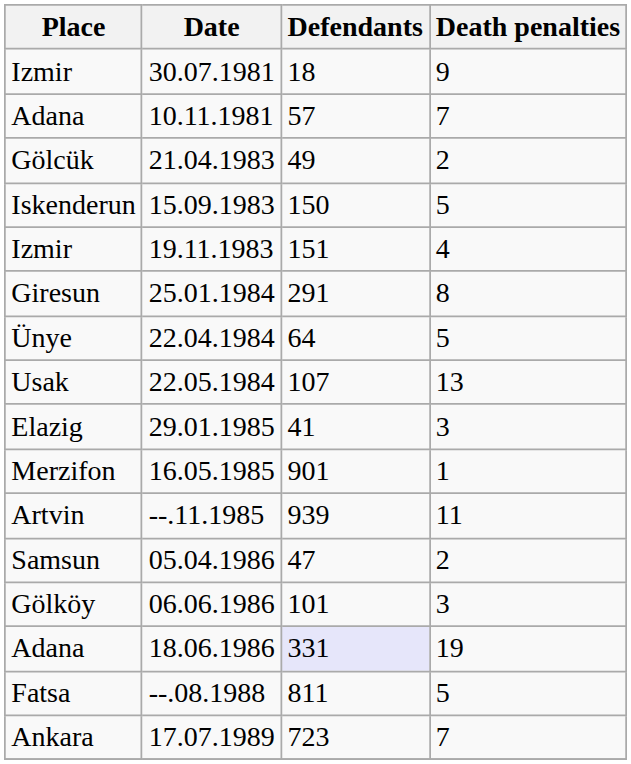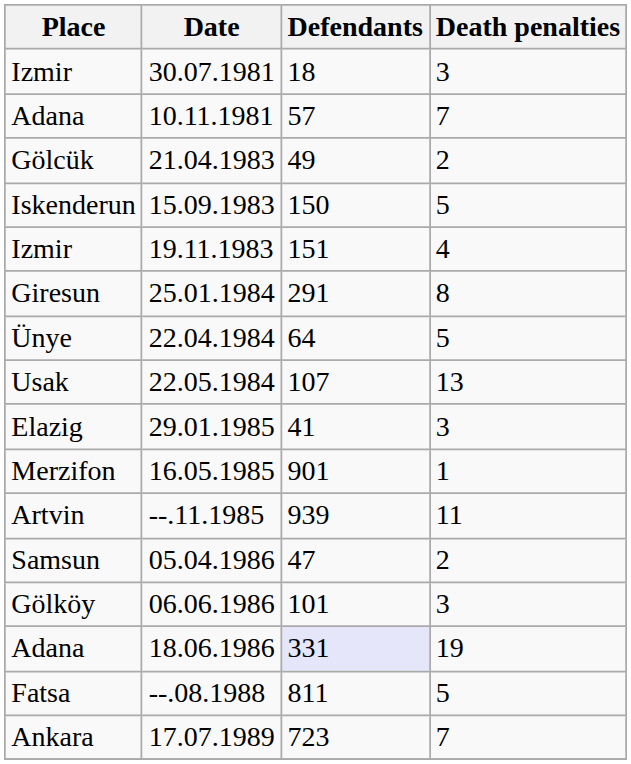(443, 71) 9 -> (443, 71) 3
